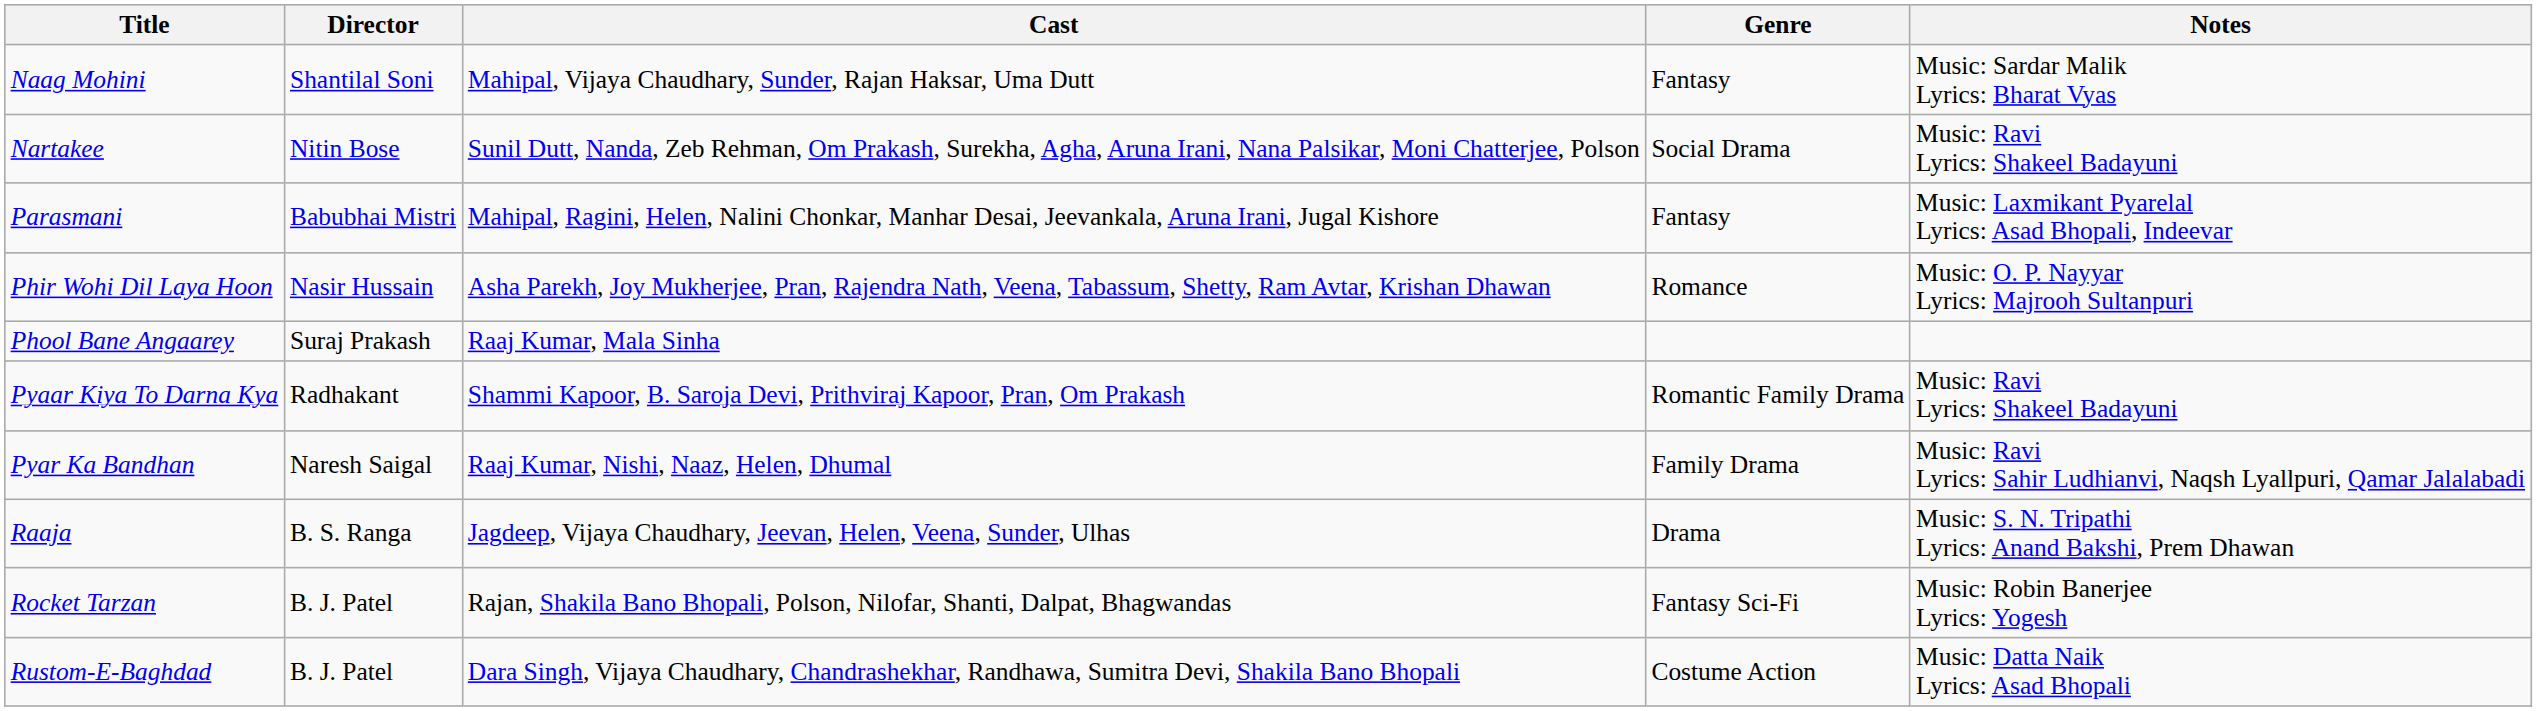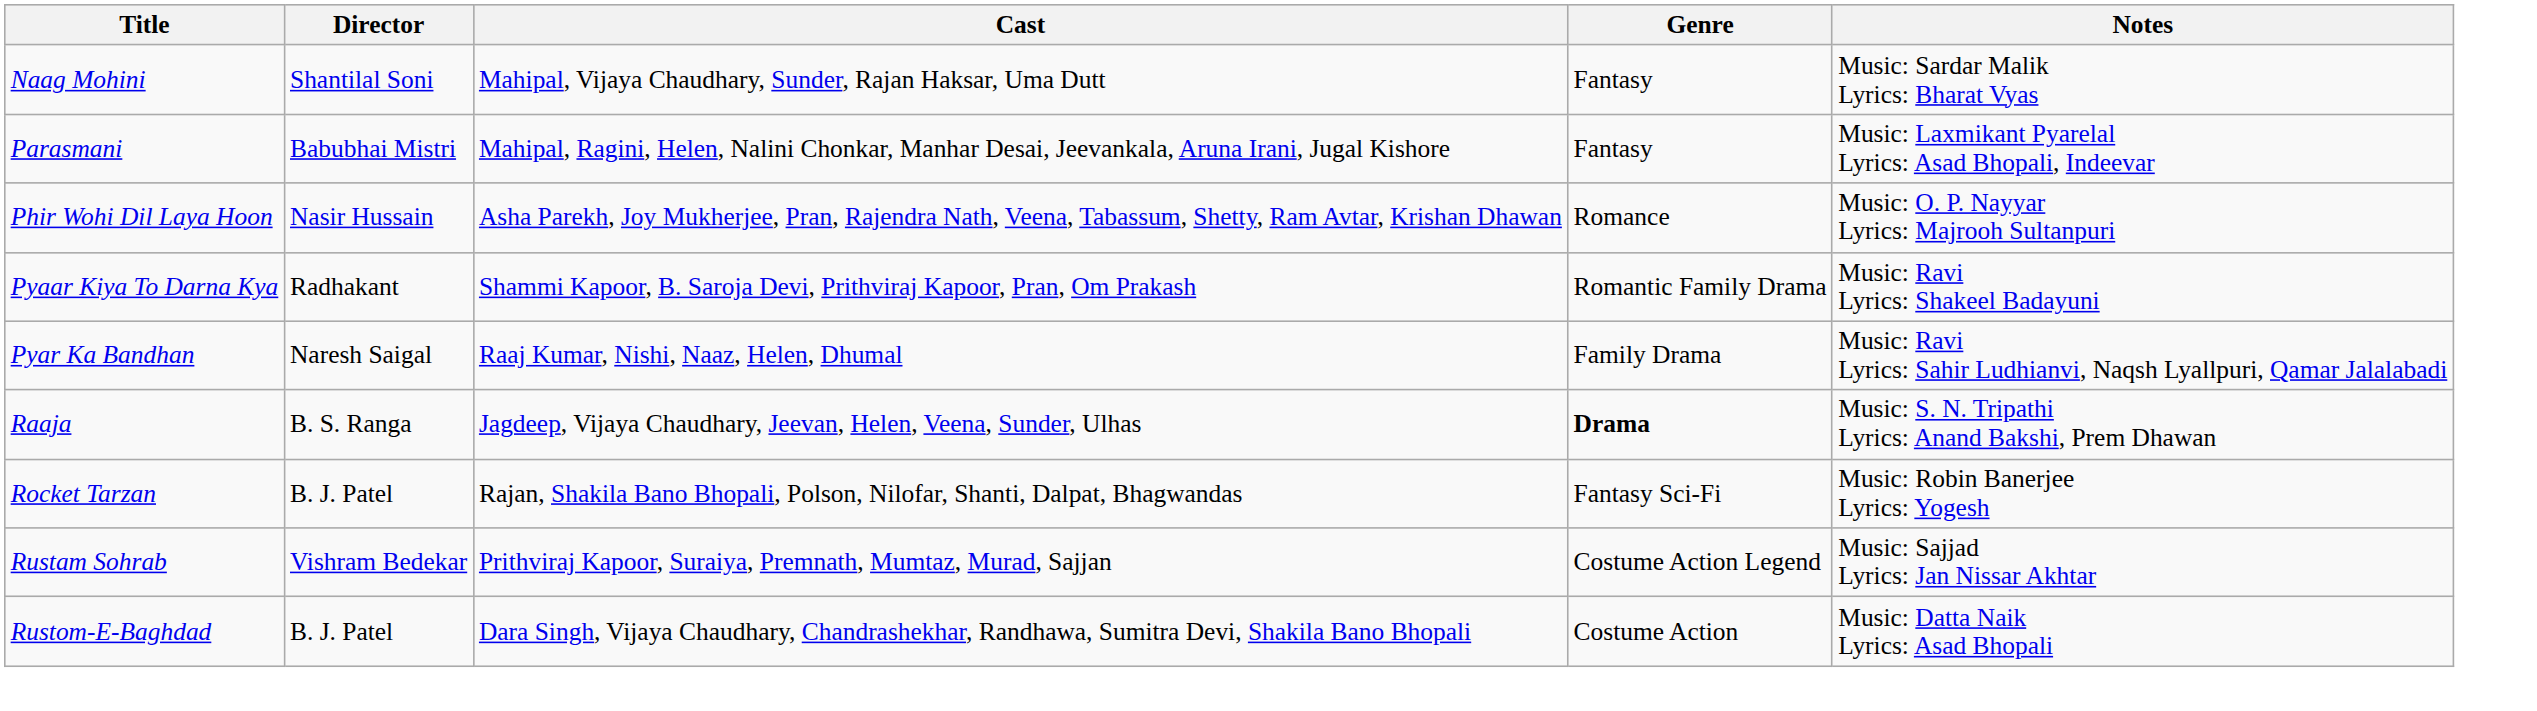- row: (57, 148)
- row: (122, 340)
(1686, 533) normal -> (1612, 424) bold
+ row: (89, 562)
